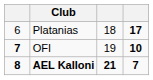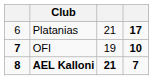(110, 30) 18 -> (110, 30) 21
